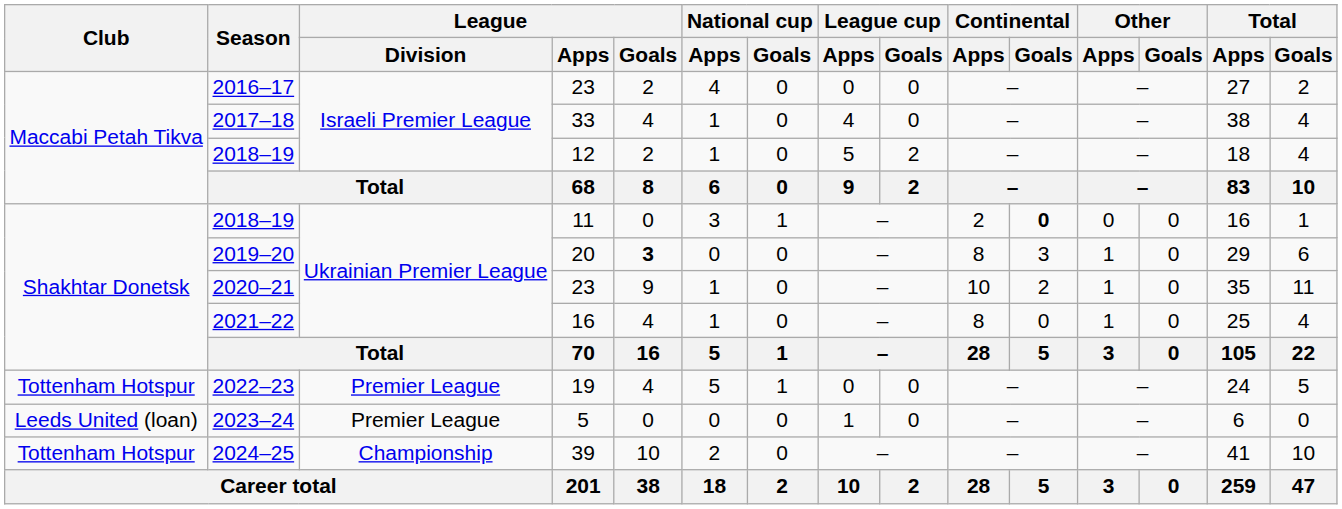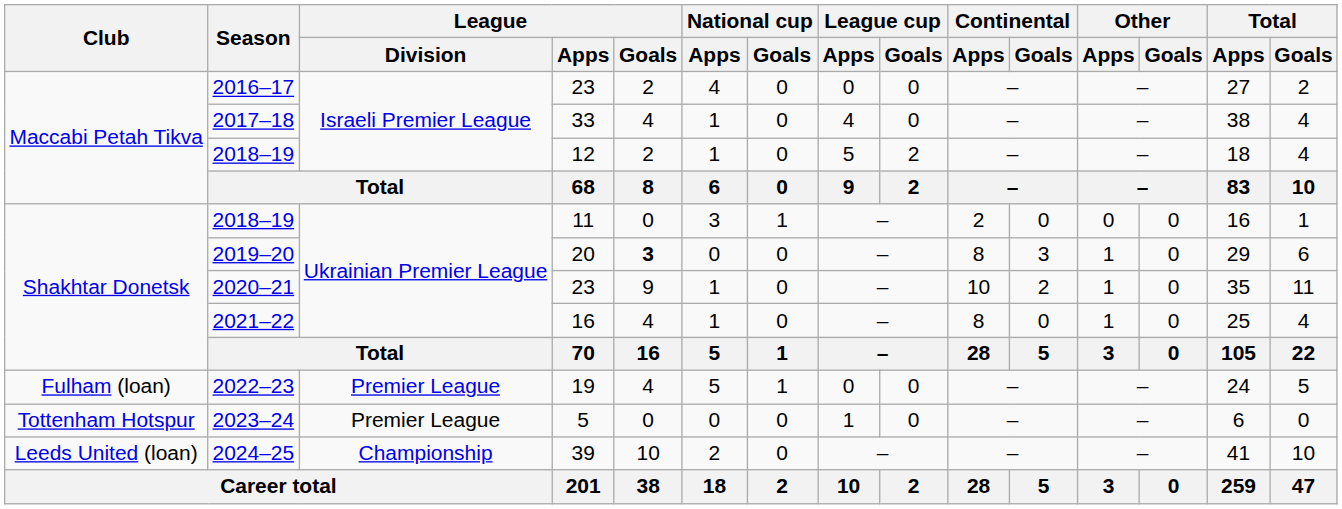(1044, 220) bold -> (1044, 220) normal
(106, 386) Tottenham Hotspur -> (106, 386) Fulham (loan)
(106, 420) Leeds United (loan) -> (106, 420) Tottenham Hotspur
(106, 453) Tottenham Hotspur -> (106, 453) Leeds United (loan)
